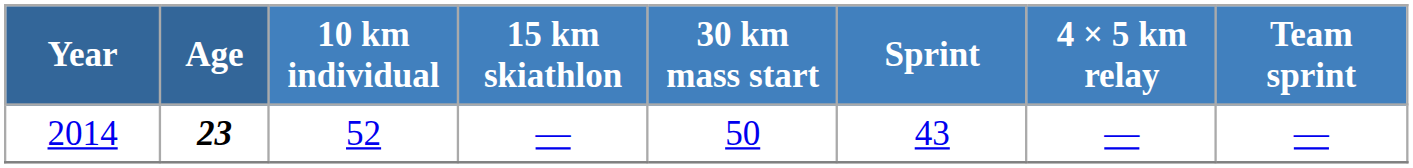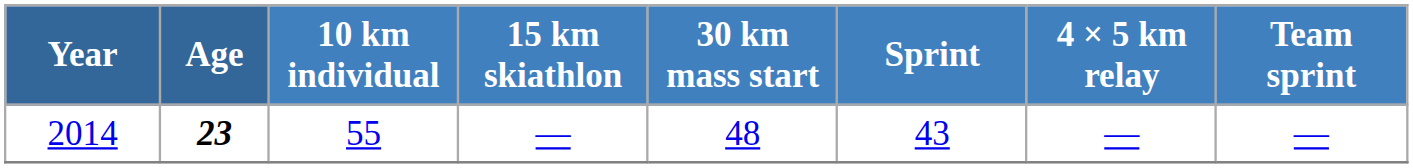(364, 133) 52 -> (364, 133) 55
(743, 133) 50 -> (743, 133) 48
